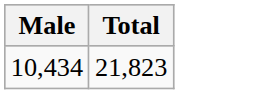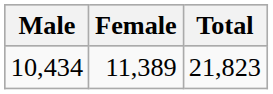+ column: (136, 25)
